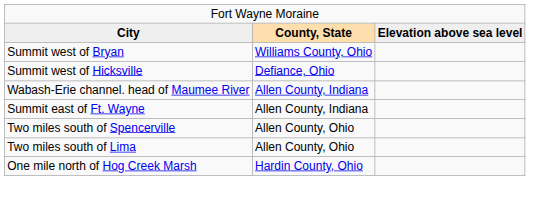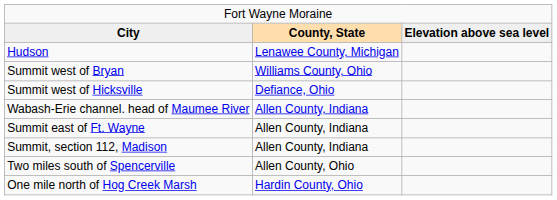+ row: (28, 52)
+ row: (87, 147)
- row: (72, 147)
